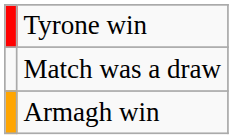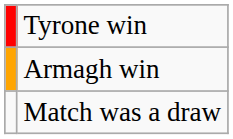rows swapped: (92, 111) <-> (122, 68)
